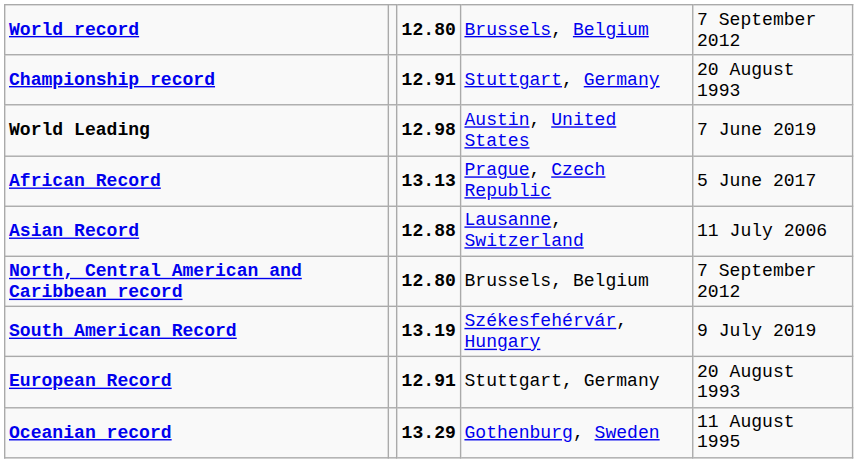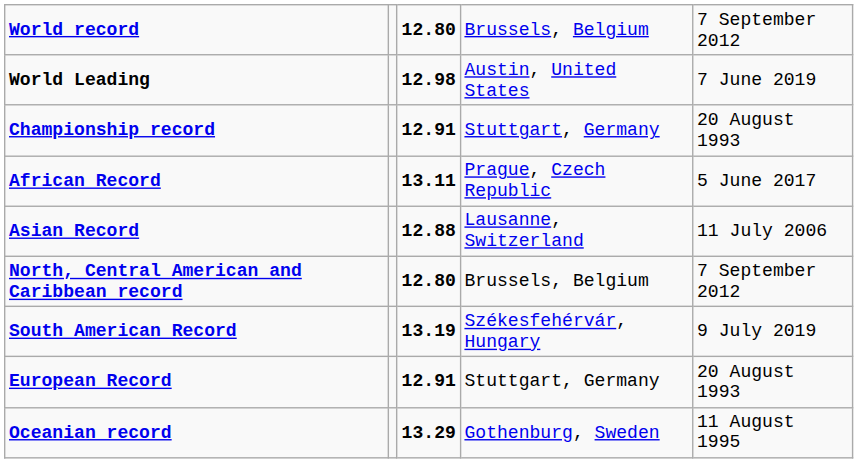rows swapped: (112, 80) <-> (79, 130)
(429, 181) 13.13 -> (429, 181) 13.11
